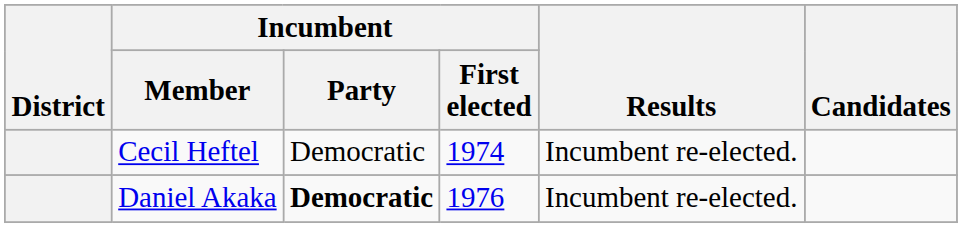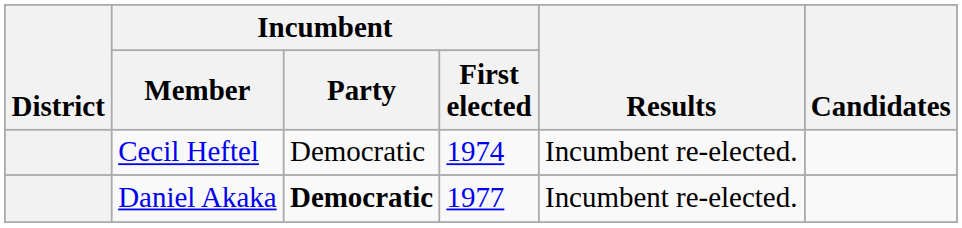(475, 197) 1976 -> (475, 197) 1977
